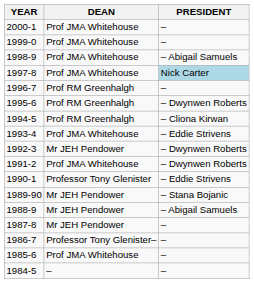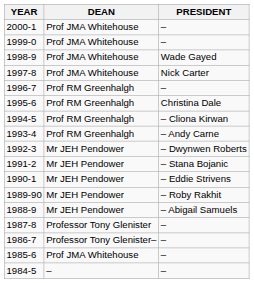(199, 57) – Abigail Samuels -> (189, 57) Wade Gayed
(185, 73) lightblue background -> (185, 73) no background
(204, 103) – Dwynwen Roberts -> (191, 103) Christina Dale
(92, 133) Prof JMA Whitehouse -> (90, 133) Prof RM Greenhalgh
(196, 133) – Eddie Strivens -> (190, 133) – Andy Carne
(92, 164) Prof JMA Whitehouse -> (85, 164) Mr JEH Pendower
(204, 164) – Dwynwen Roberts -> (194, 164) – Stana Bojanic
(99, 179) Professor Tony Glenister -> (85, 179) Mr JEH Pendower
(194, 194) – Stana Bojanic -> (191, 194) – Roby Rakhit
(85, 225) Mr JEH Pendower -> (99, 225) Professor Tony Glenister
